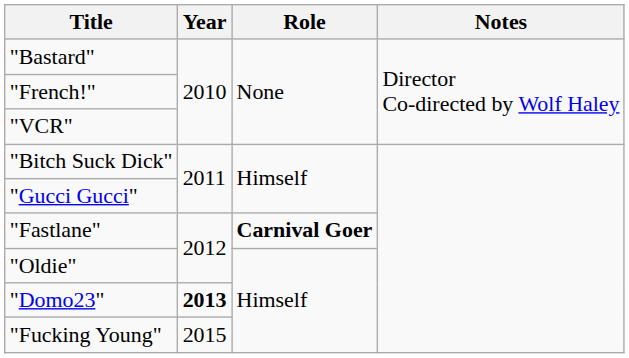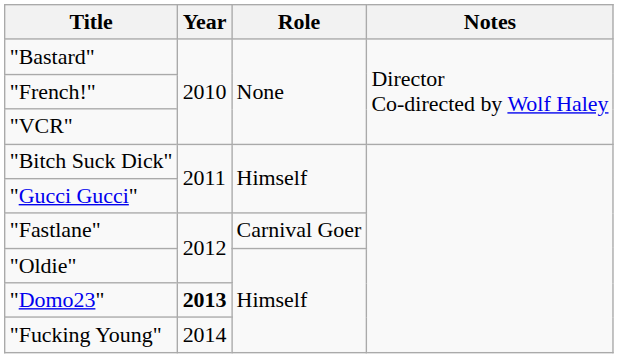(304, 230) bold -> (299, 230) normal
(205, 334) 2015 -> (205, 334) 2014
